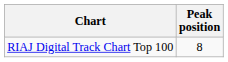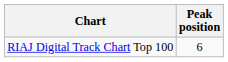(200, 47) 8 -> (200, 47) 6
